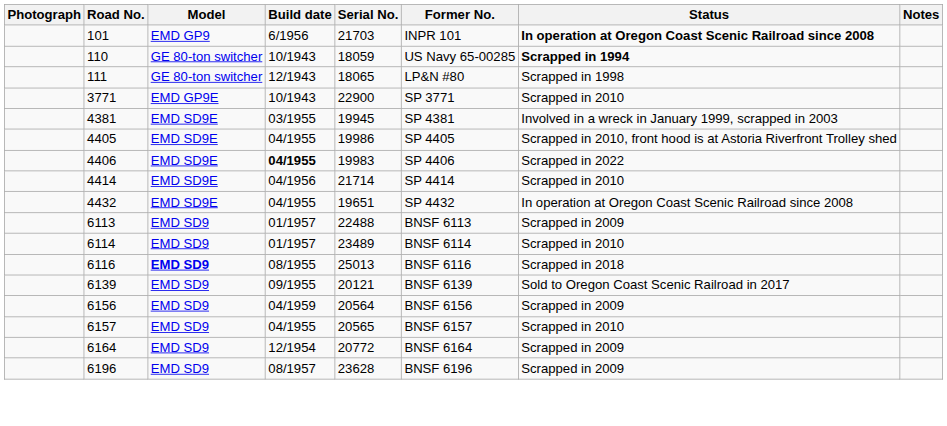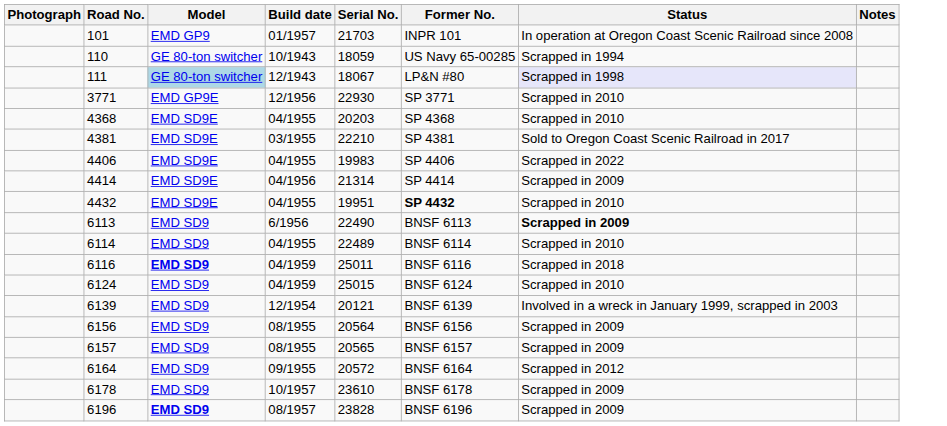(288, 35) 6/1956 -> (292, 35) 01/1957
(698, 35) bold -> (687, 35) normal
(575, 56) bold -> (573, 56) normal
(207, 77) no background -> (207, 77) lightblue background
(356, 77) 18065 -> (356, 77) 18067
(573, 77) no background -> (573, 77) lavender background
(292, 98) 10/1943 -> (292, 98) 12/1956
(356, 98) 22900 -> (356, 98) 22930
+ row: (102, 118)
(356, 118) 19945 -> (356, 139) 22210
(680, 118) Involved in a wreck in January 1999, scrapped in 2003 -> (655, 139) Sold to Oregon Coast Scenic Railroad in 2017
- row: (102, 139)
(292, 160) bold -> (292, 160) normal
(356, 181) 21714 -> (356, 181) 21314
(573, 181) Scrapped in 2010 -> (573, 181) Scrapped in 2009
(356, 202) 19651 -> (356, 202) 19951
(429, 202) normal -> (429, 202) bold
(687, 202) In operation at Oregon Coast Scenic Railroad since 2008 -> (573, 202) Scrapped in 2010
(292, 222) 01/1957 -> (288, 222) 6/1956
(356, 222) 22488 -> (356, 222) 22490
(573, 222) normal -> (575, 222) bold
(292, 243) 01/1957 -> (292, 243) 04/1955
(356, 243) 23489 -> (356, 243) 22489
(292, 264) 08/1955 -> (292, 264) 04/1959
(356, 264) 25013 -> (356, 264) 25011
+ row: (102, 285)
(292, 285) 09/1955 -> (292, 306) 12/1954
(655, 285) Sold to Oregon Coast Scenic Railroad in 2017 -> (680, 306) Involved in a wreck in January 1999, scrapped in 2003
(292, 306) 04/1959 -> (292, 327) 08/1955
(292, 327) 04/1955 -> (292, 347) 08/1955
(573, 327) Scrapped in 2010 -> (573, 347) Scrapped in 2009
(292, 347) 12/1954 -> (292, 368) 09/1955
(356, 347) 20772 -> (356, 368) 20572
(573, 347) Scrapped in 2009 -> (573, 368) Scrapped in 2012
+ row: (102, 389)
(180, 368) normal -> (180, 410) bold
(356, 368) 23628 -> (356, 410) 23828
